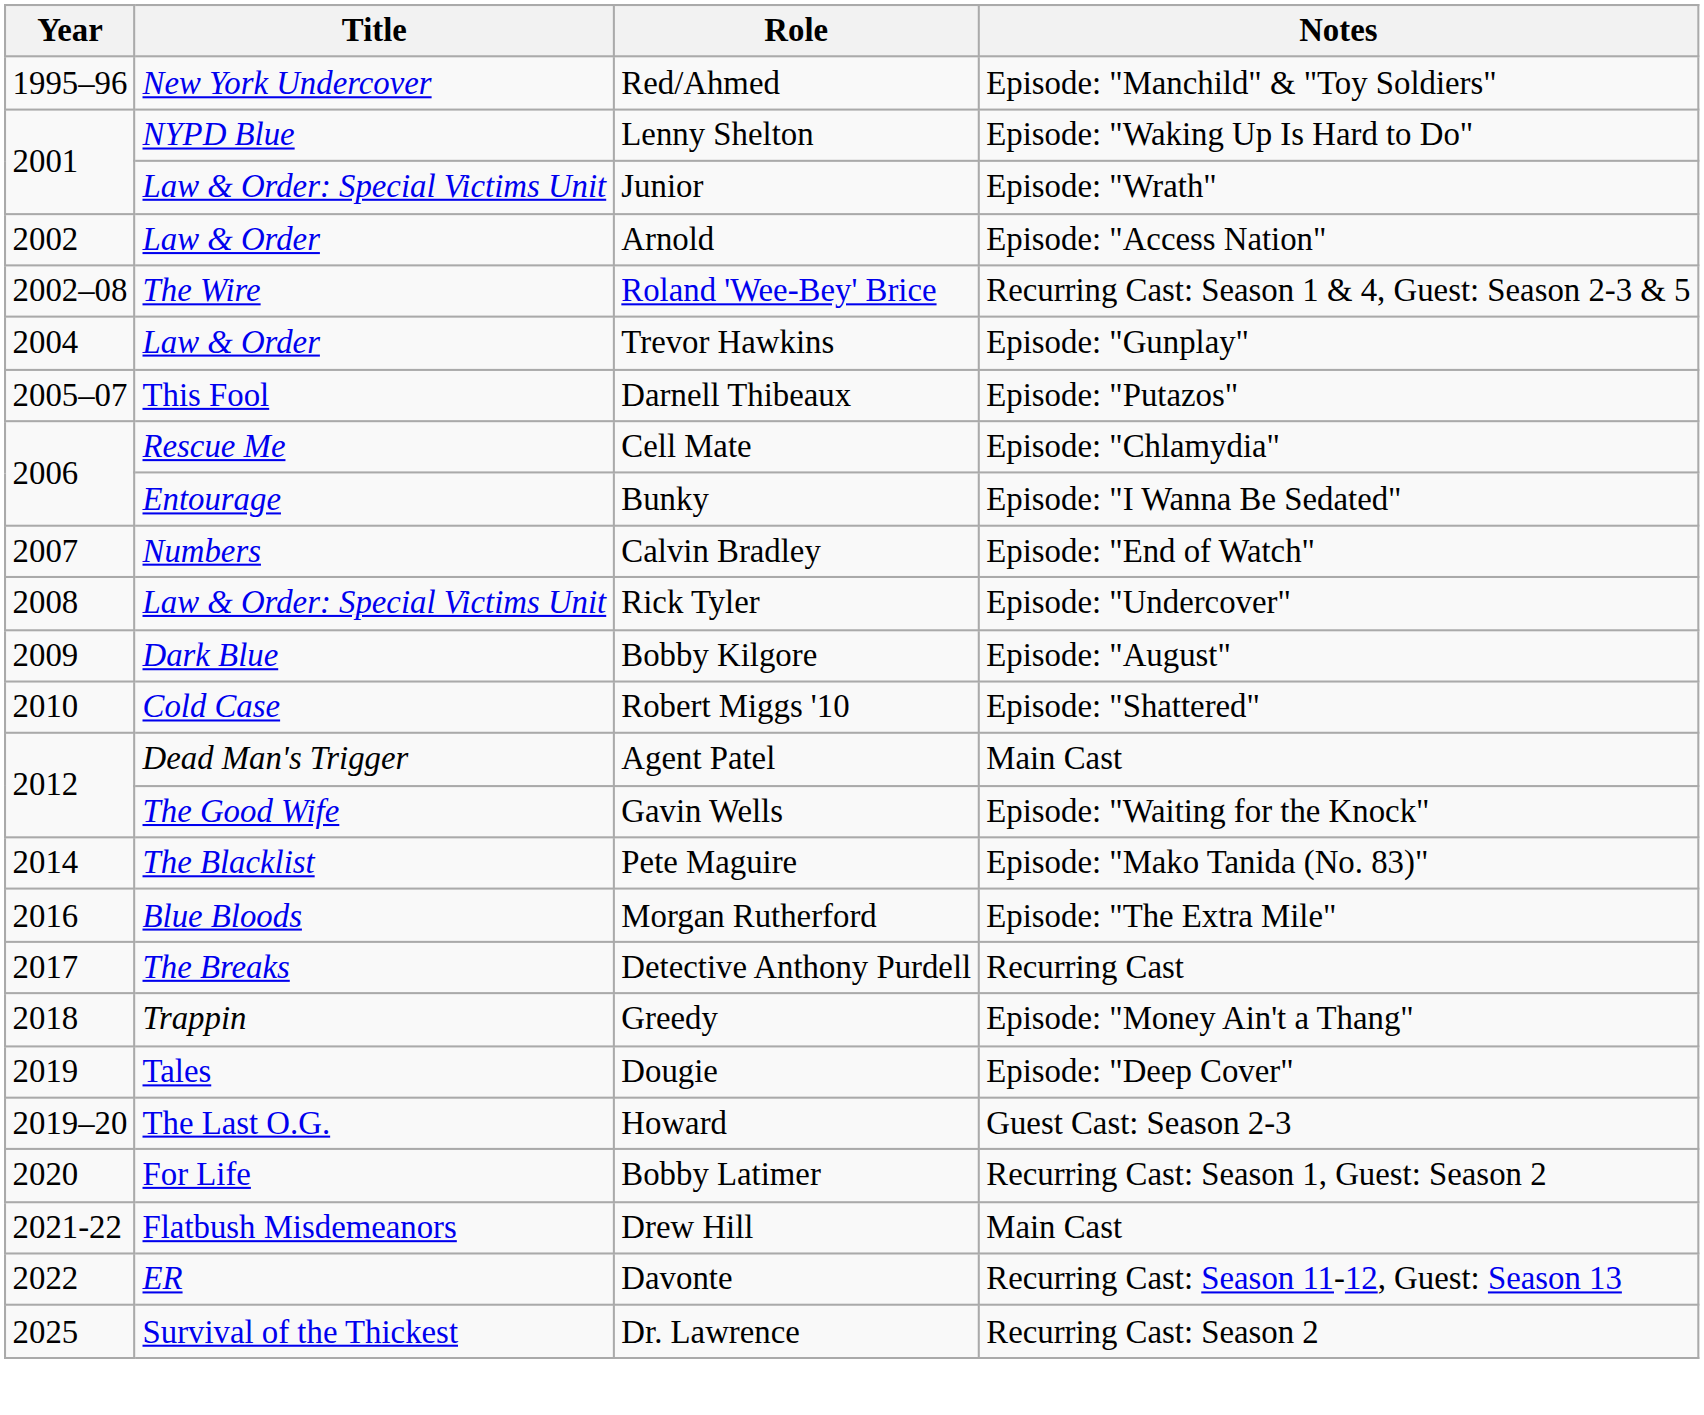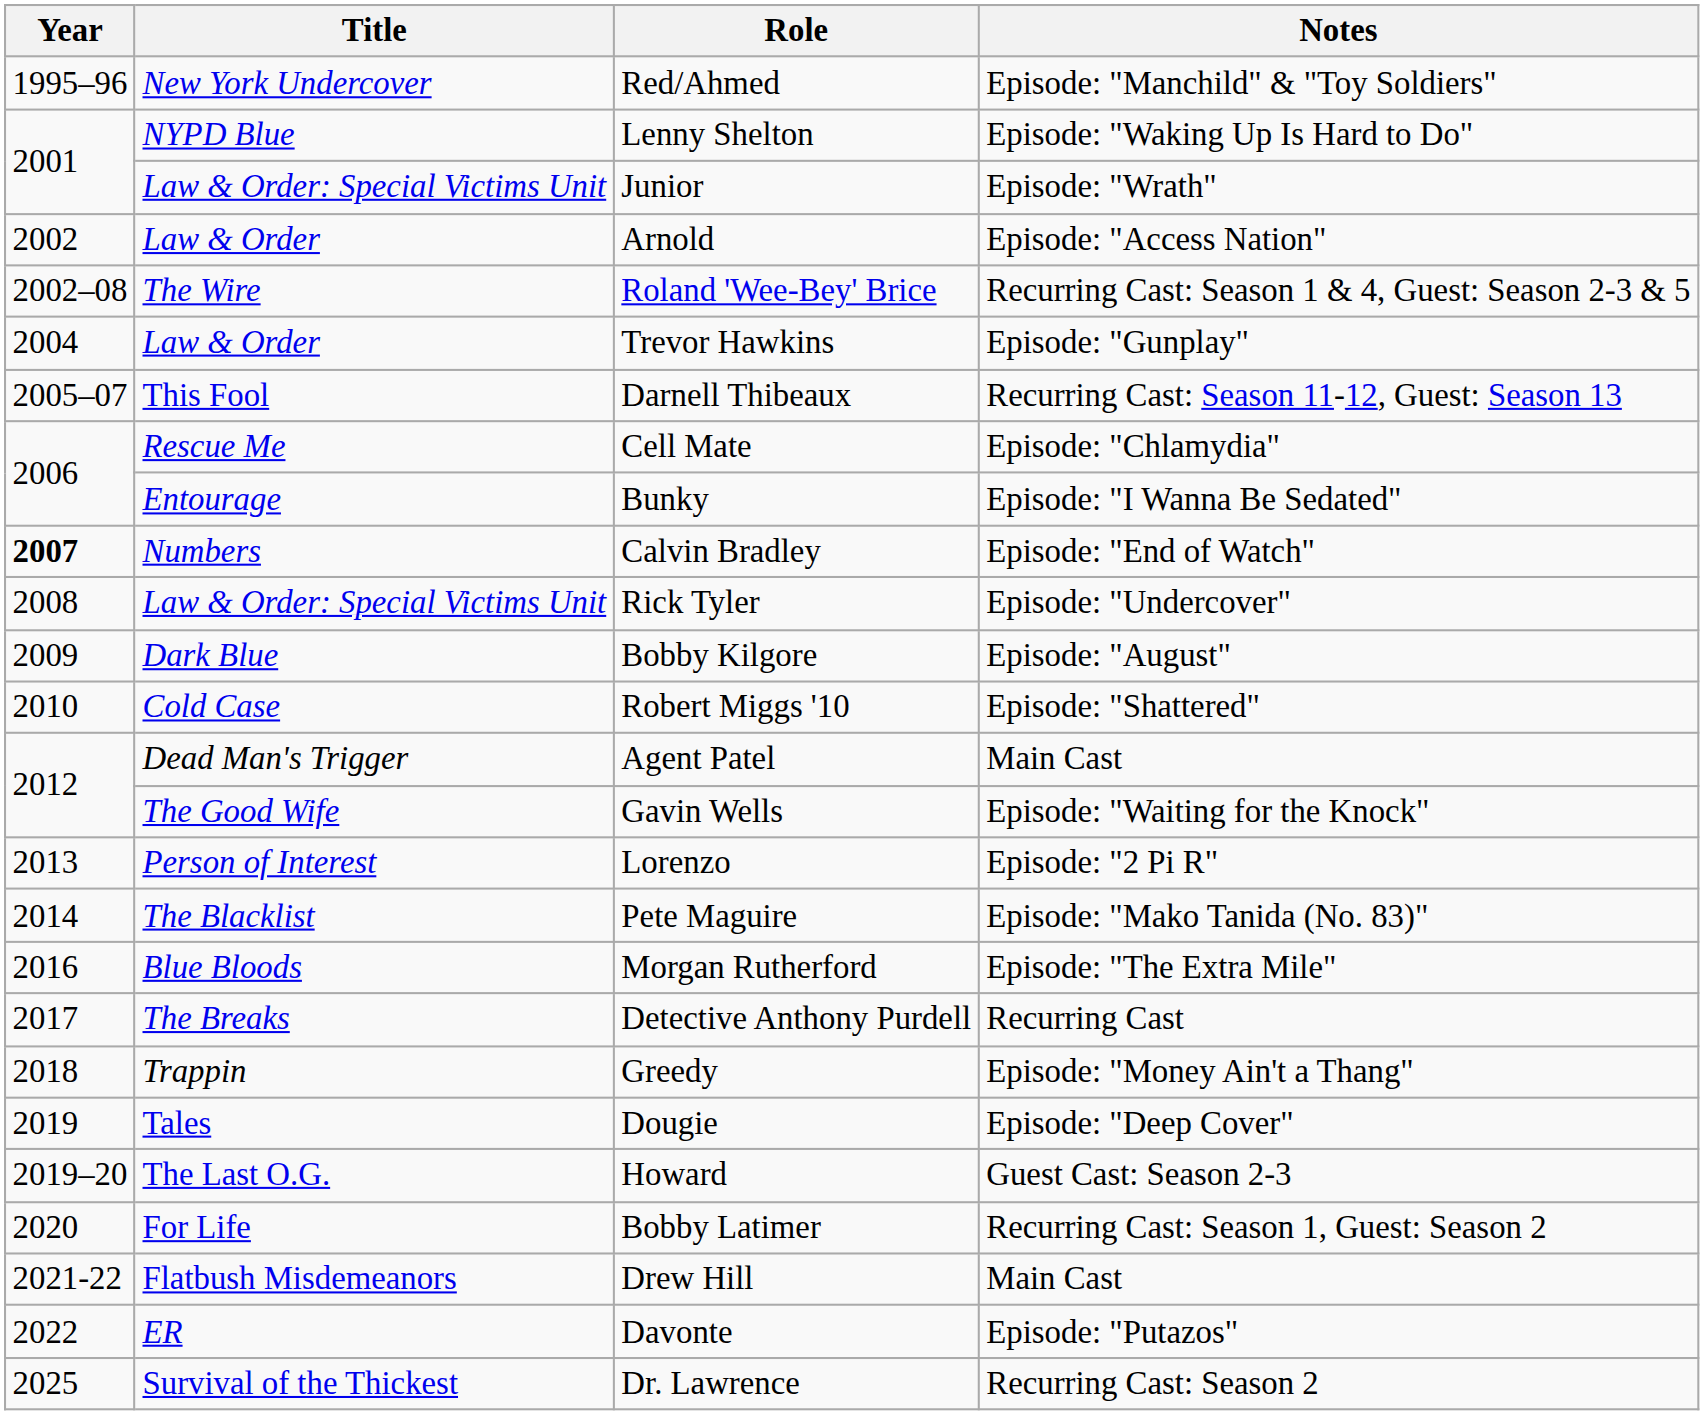(1112, 394) Episode: "Putazos" -> (1304, 394) Recurring Cast: Season 11-12, Guest: Season 13
(45, 550) normal -> (45, 550) bold
+ row: (676, 862)
(1304, 1278) Recurring Cast: Season 11-12, Guest: Season 13 -> (1112, 1330) Episode: "Putazos"
